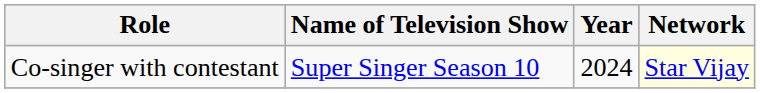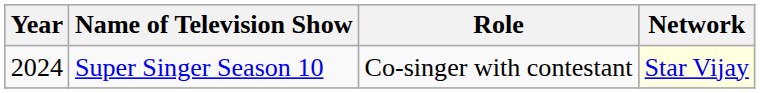columns swapped: (606, 25) <-> (145, 25)
